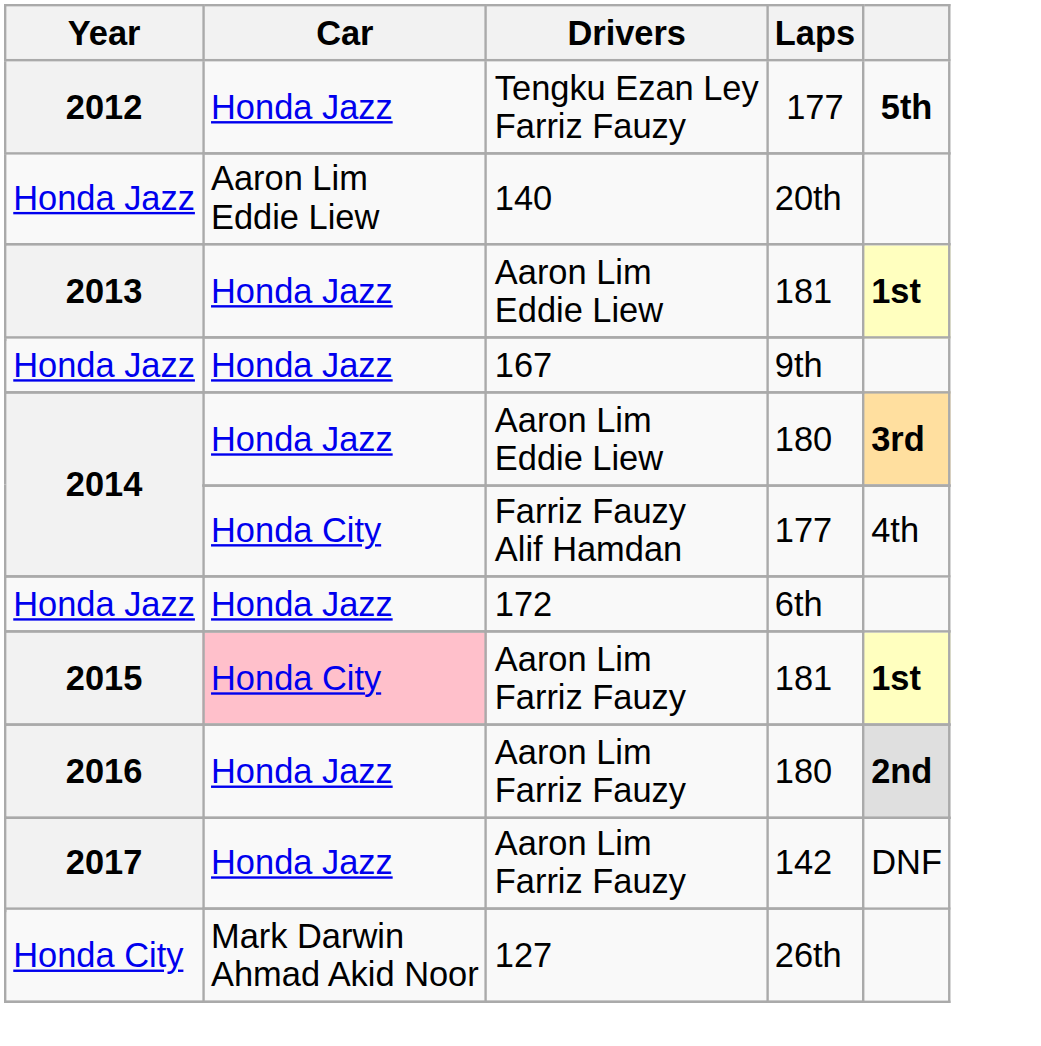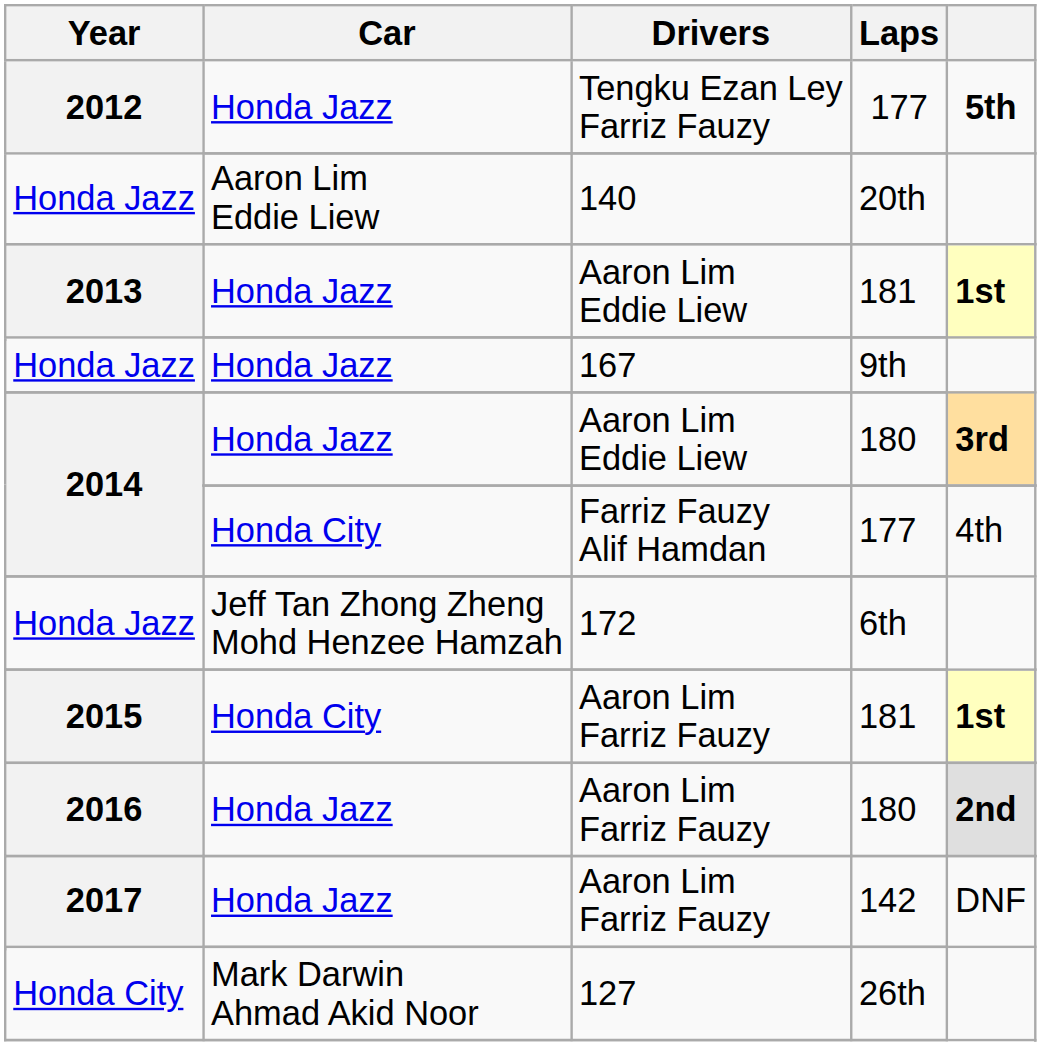(302, 605) Honda Jazz -> (387, 624) Jeff Tan Zhong Zheng Mohd Henzee Hamzah
(296, 678) pink background -> (296, 716) no background
